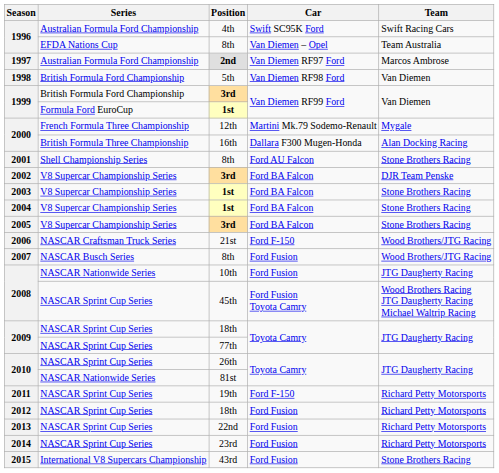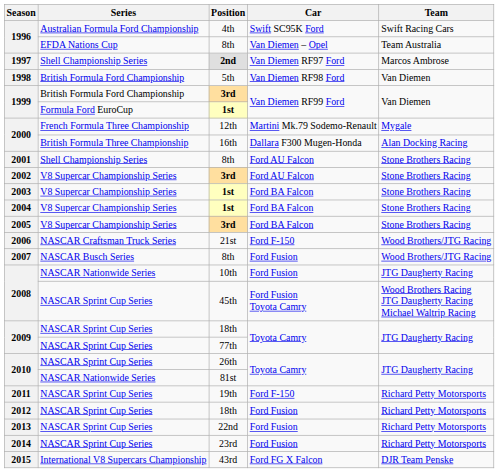(119, 61) Australian Formula Ford Championship -> (94, 61) Shell Championship Series
(282, 175) Ford BA Falcon -> (282, 175) Ford AU Falcon
(417, 175) DJR Team Penske -> (426, 175) Stone Brothers Racing
(274, 459) Ford Fusion -> (286, 459) Ford FG X Falcon
(426, 459) Stone Brothers Racing -> (417, 459) DJR Team Penske
